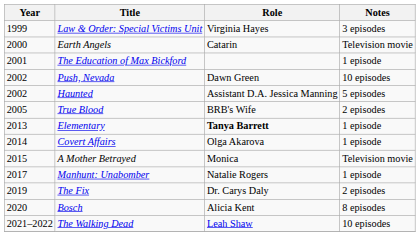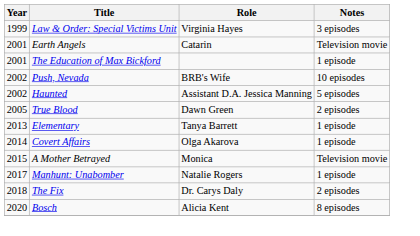(17, 45) 2000 -> (17, 45) 2001
(233, 77) Dawn Green -> (206, 77) BRB's Wife
(231, 110) BRB's Wife -> (207, 110) Dawn Green
(238, 126) bold -> (209, 126) normal
(17, 191) 2019 -> (17, 191) 2018
- row: (95, 223)
